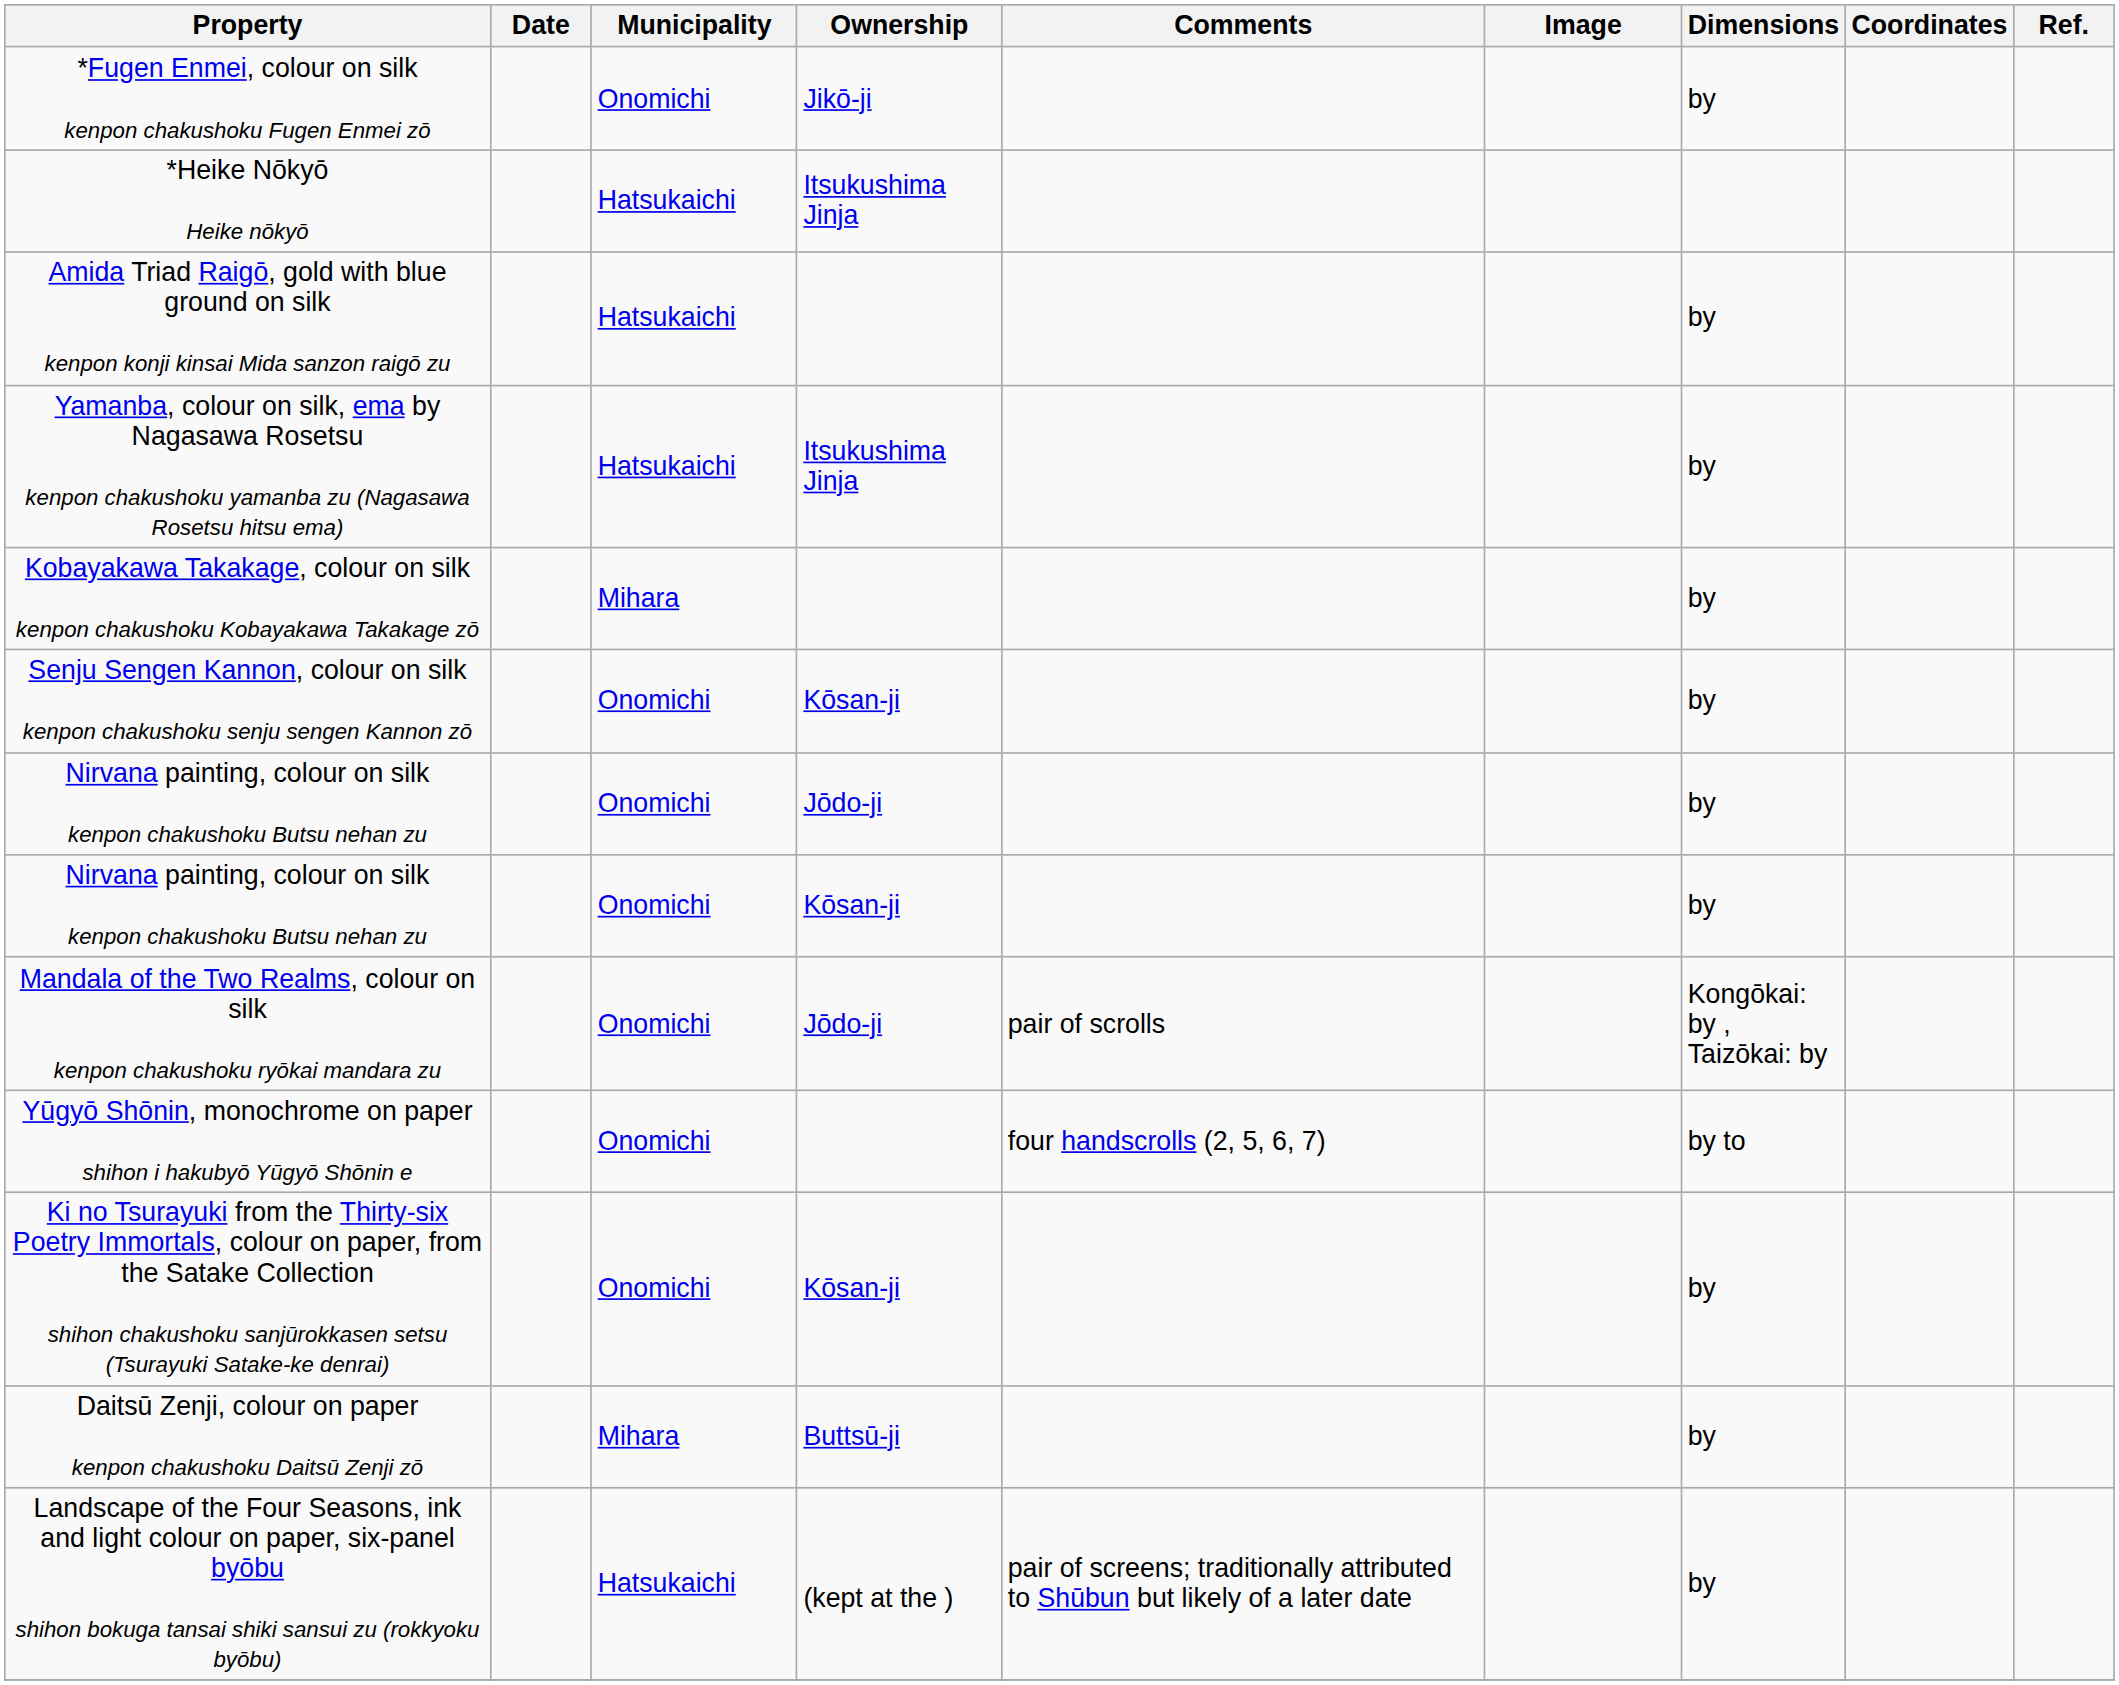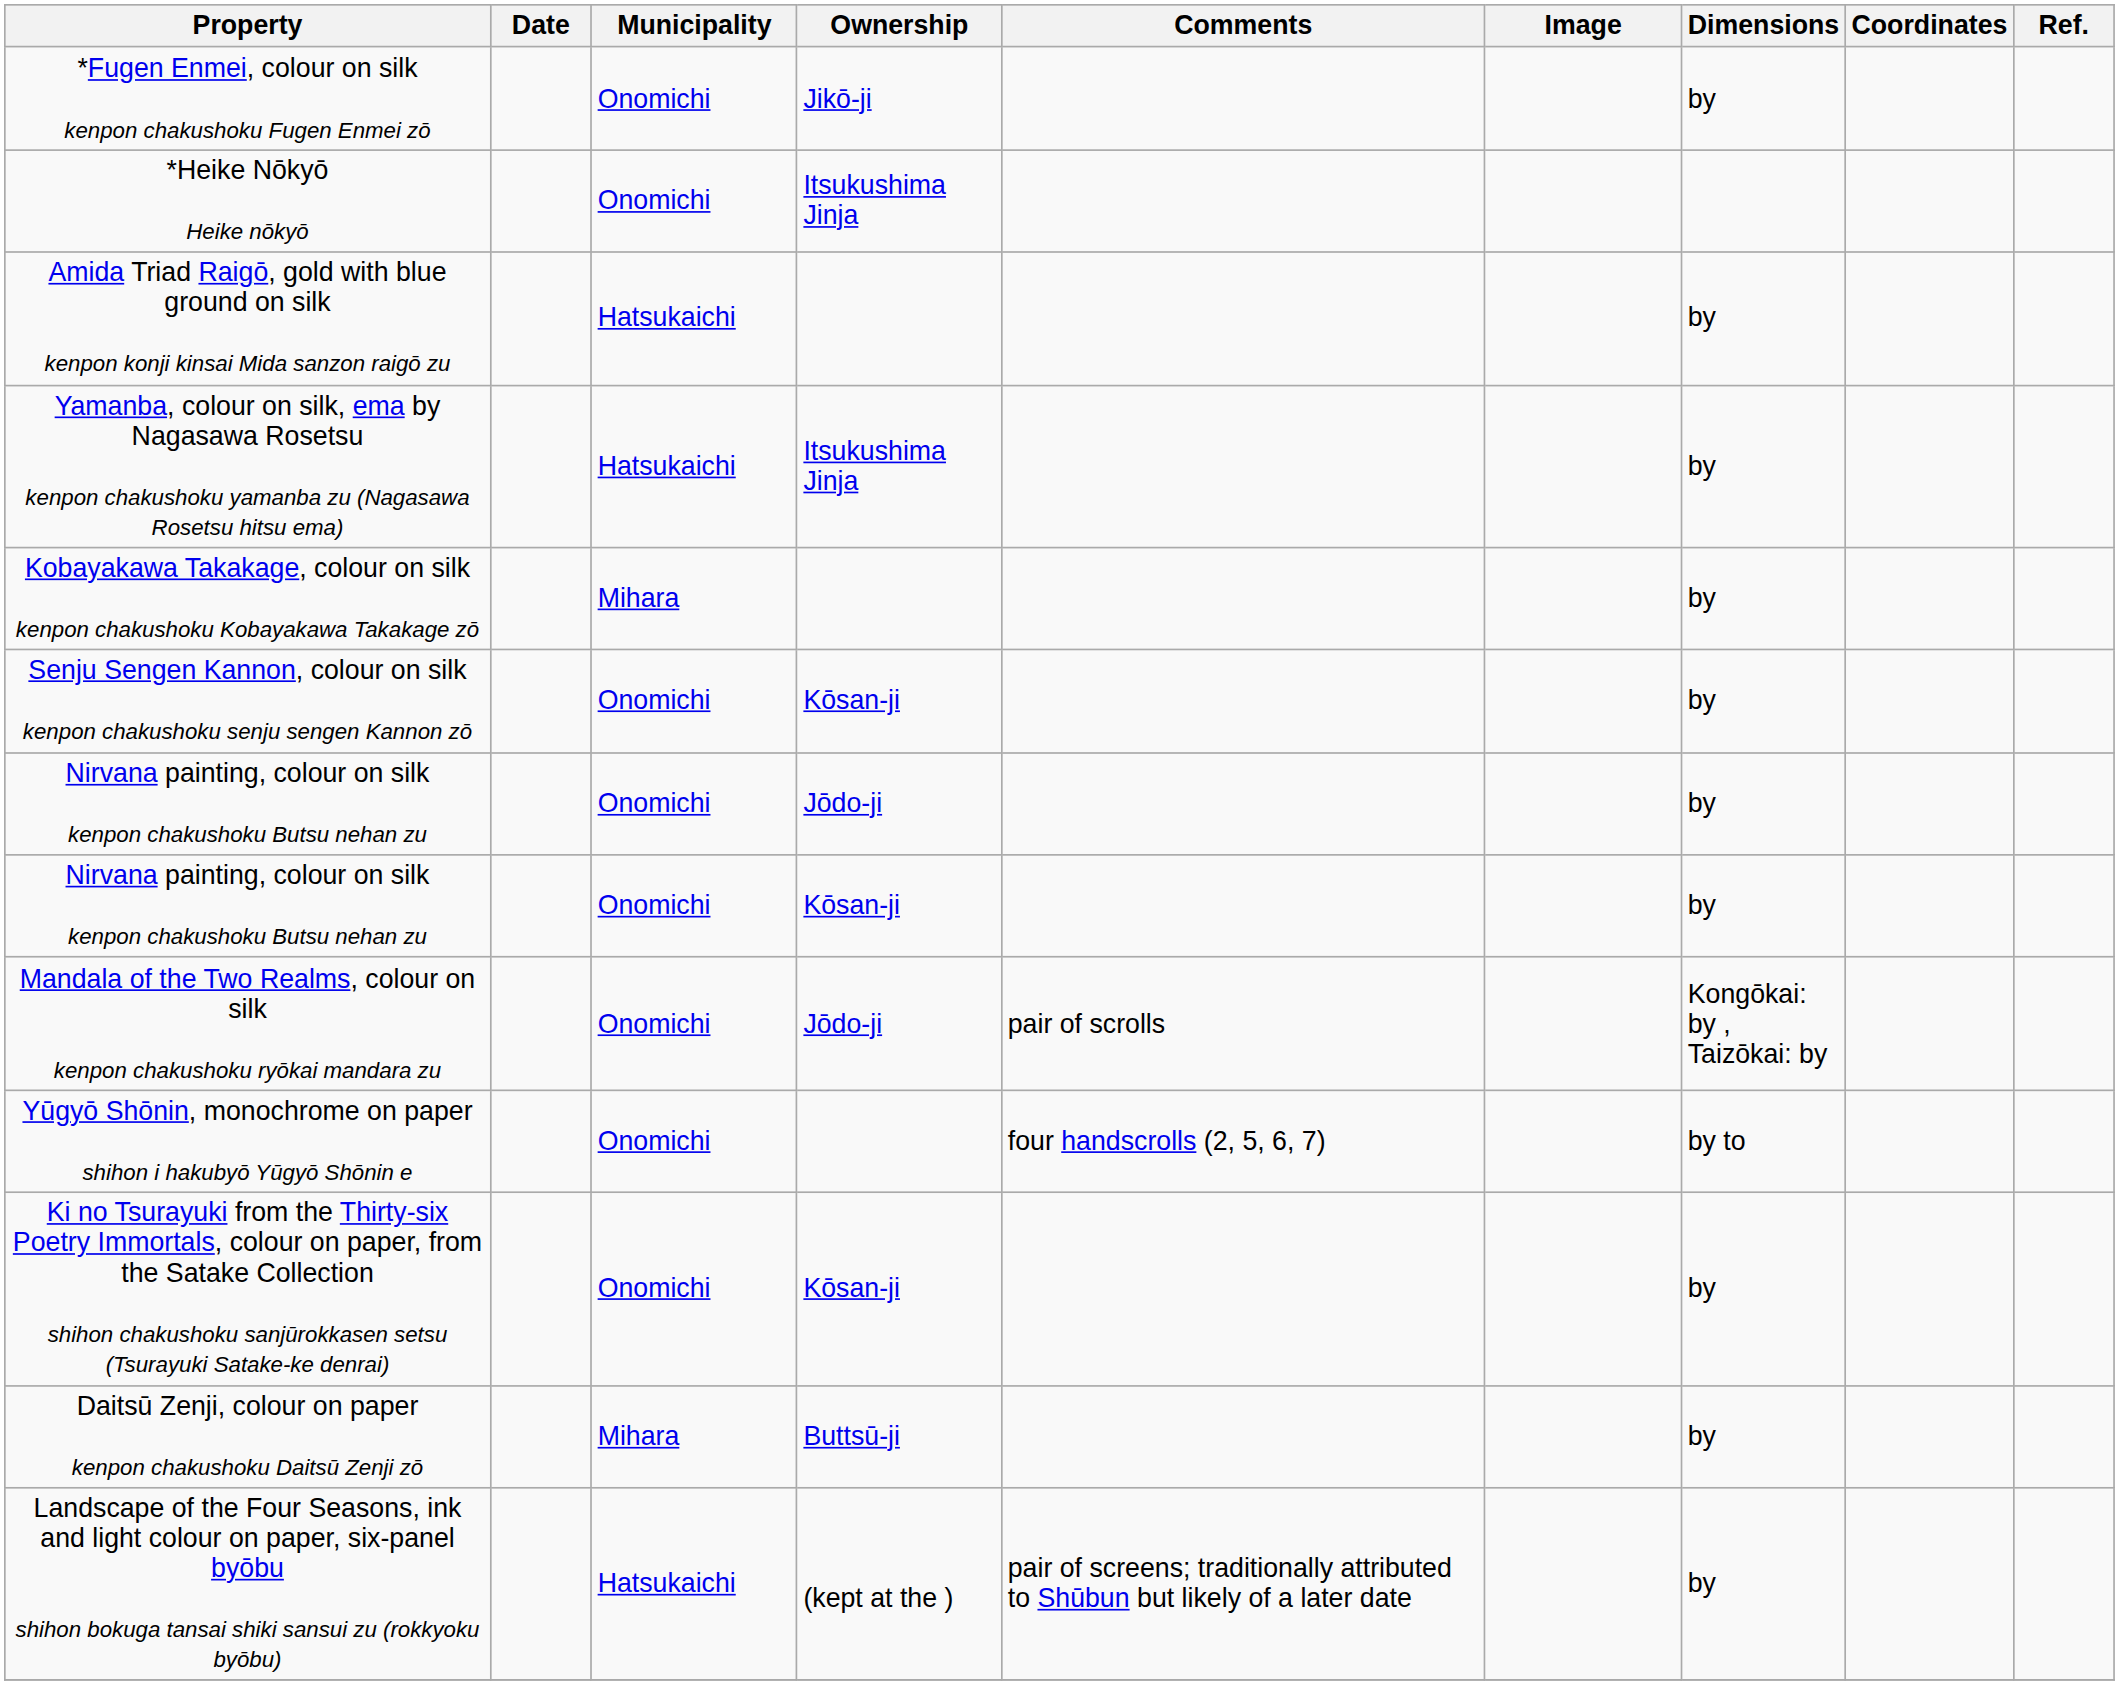(667, 200) Hatsukaichi -> (654, 200) Onomichi
